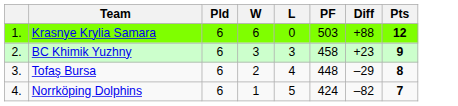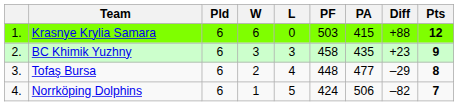+ column: (364, 14)
